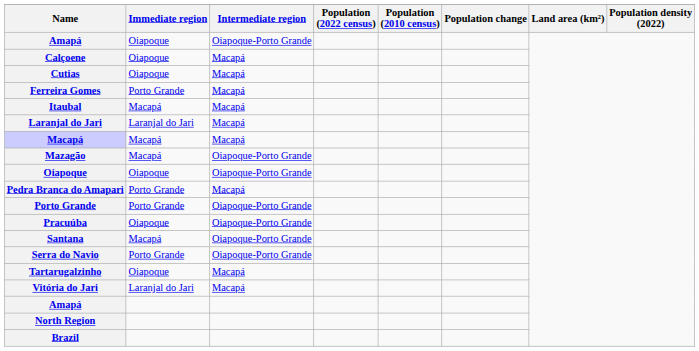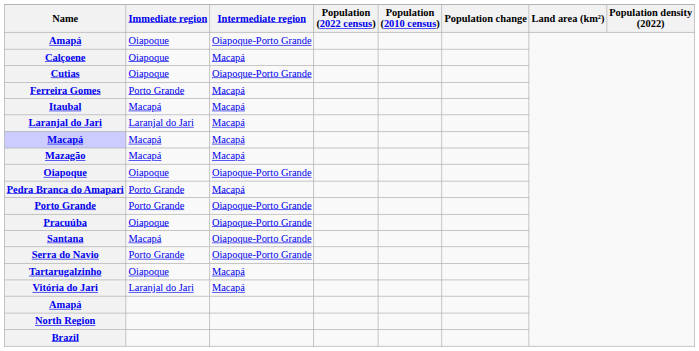(228, 73) Macapá -> (262, 73) Oiapoque-Porto Grande
(262, 156) Oiapoque-Porto Grande -> (228, 156) Macapá
